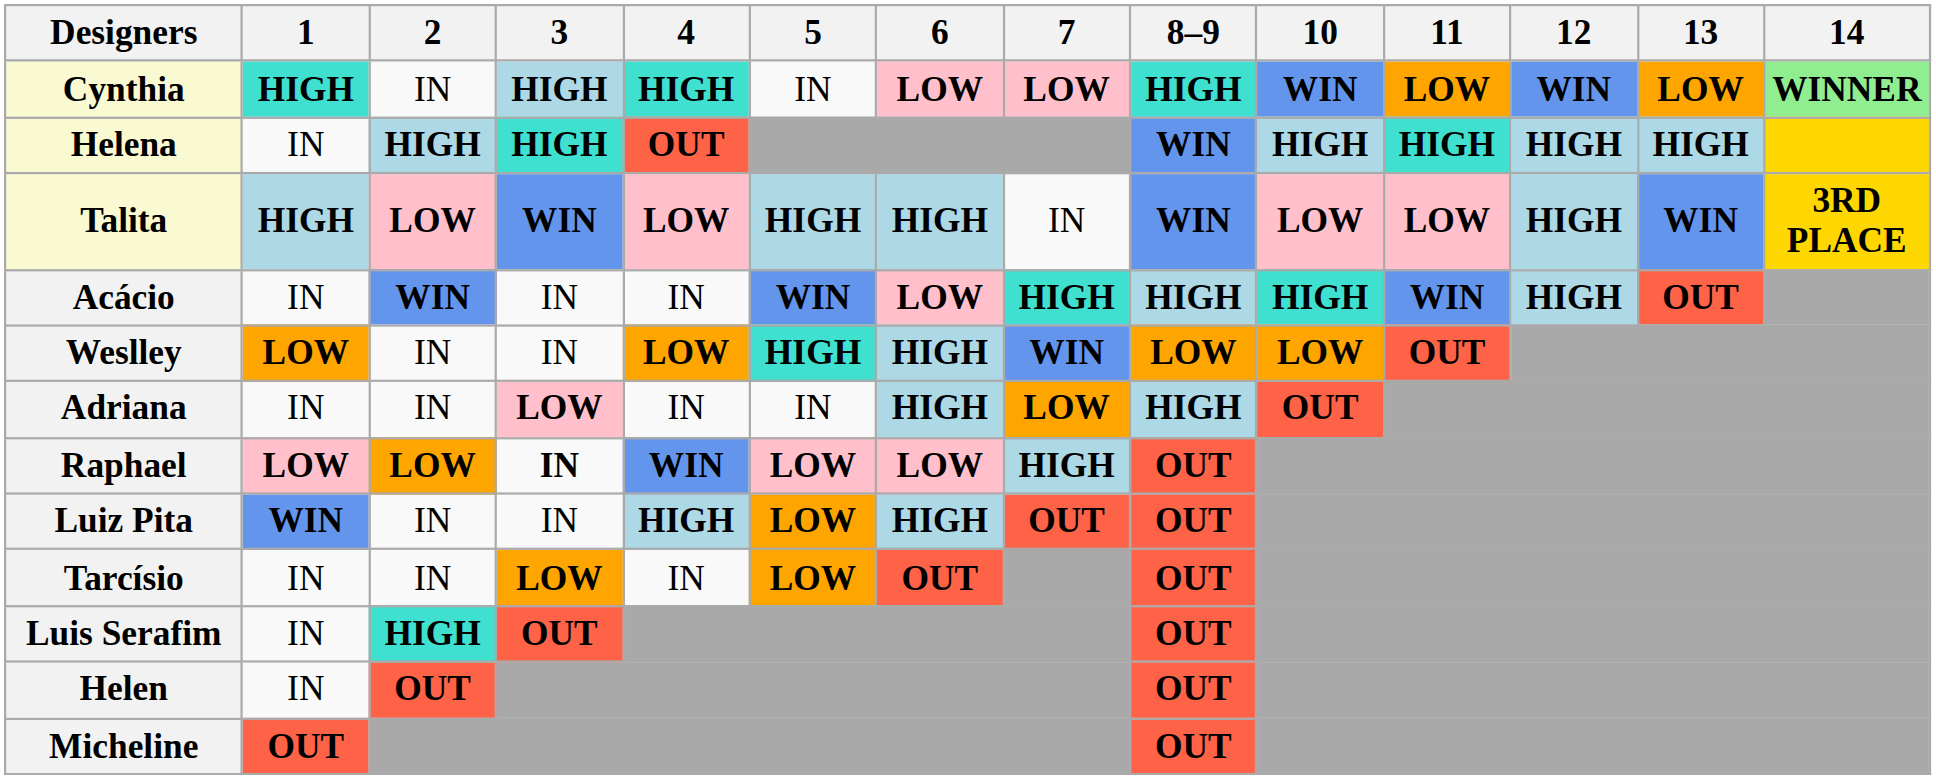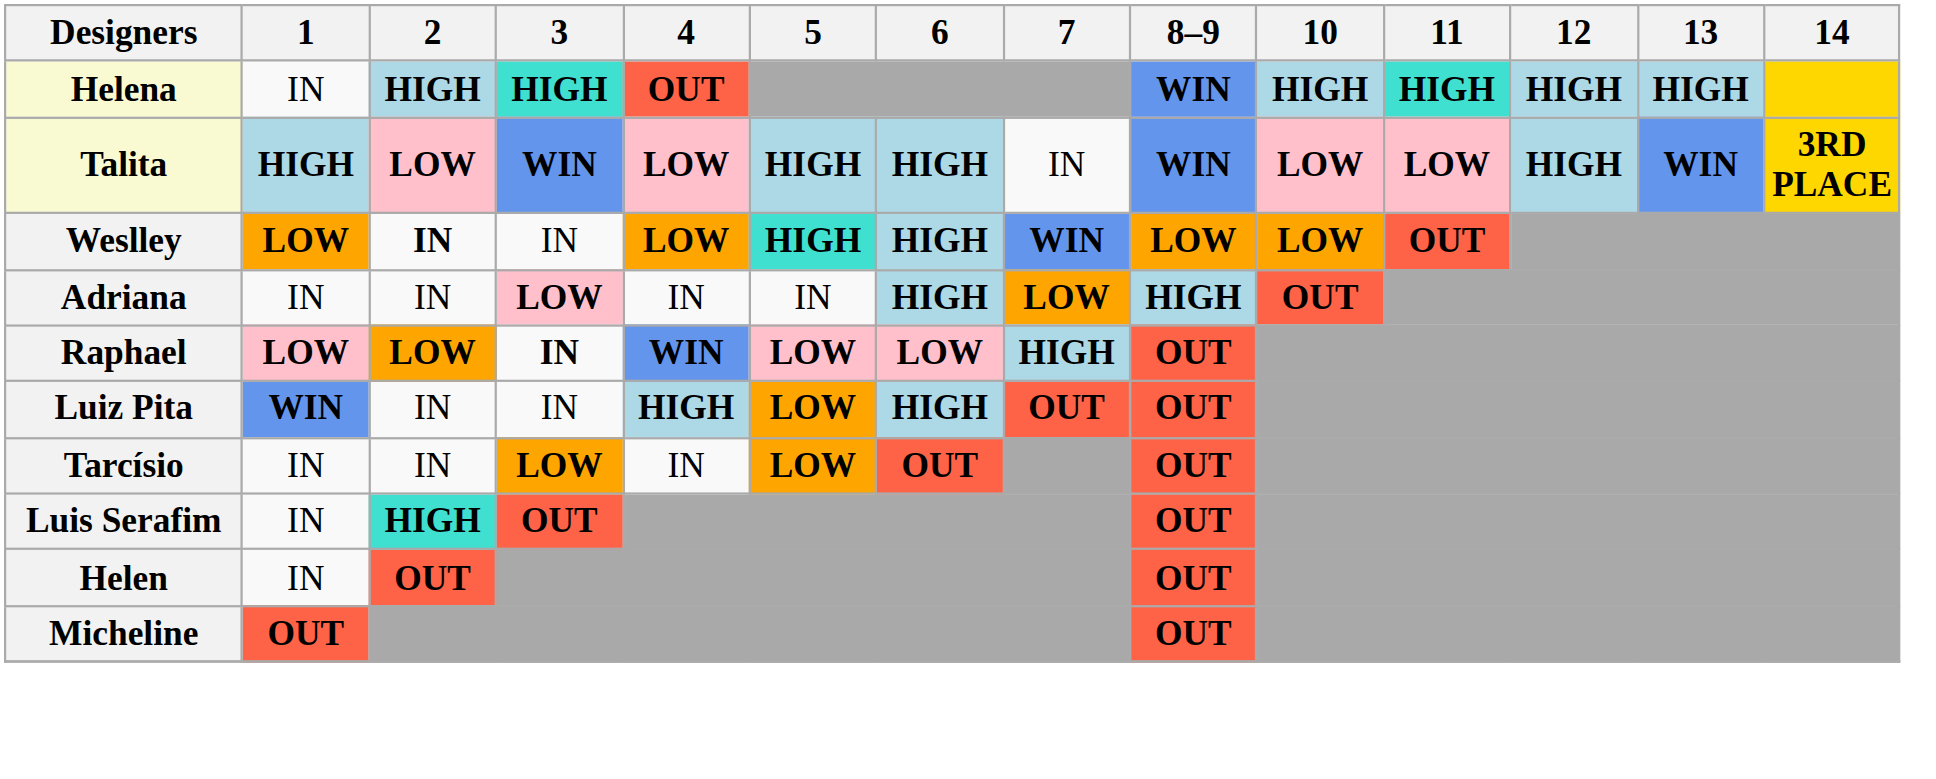- row: (124, 88)
- row: (124, 296)
(433, 352) normal -> (433, 240) bold
